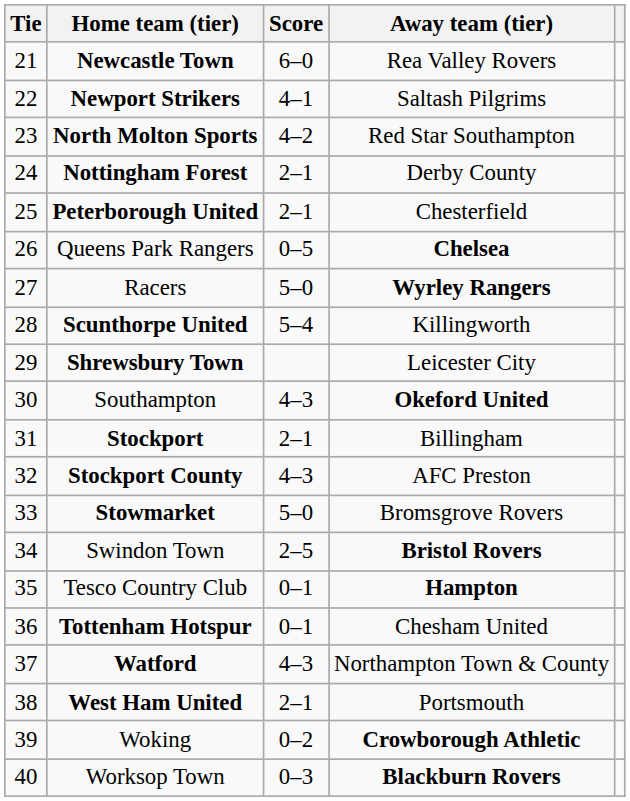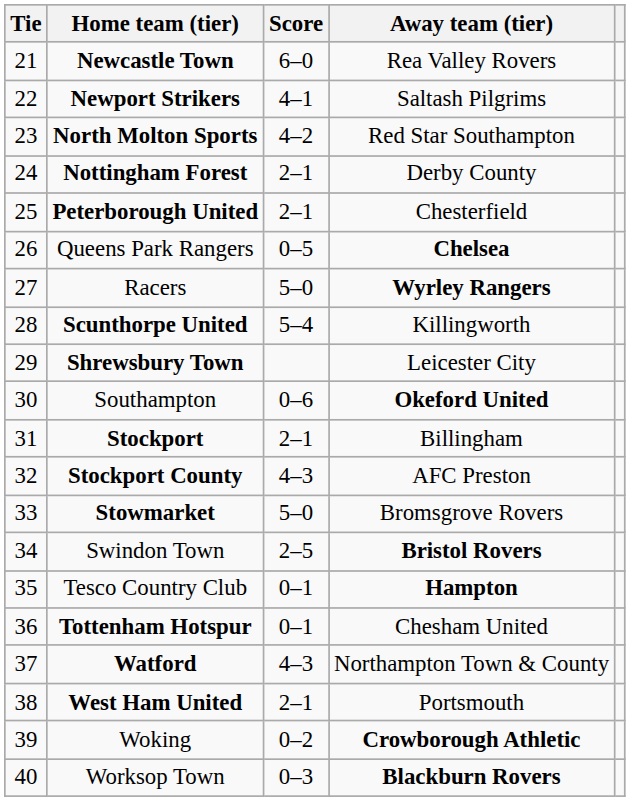(296, 399) 4–3 -> (296, 399) 0–6
